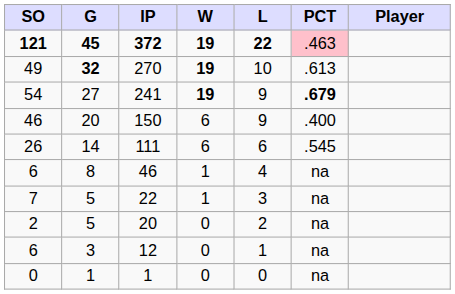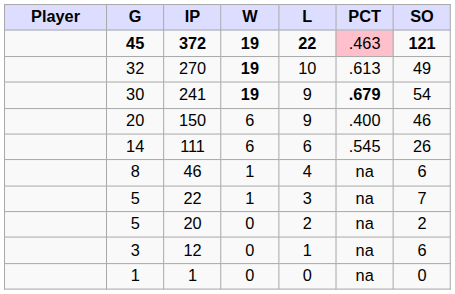columns swapped: (400, 17) <-> (33, 17)
(91, 69) bold -> (135, 69) normal
(91, 95) 27 -> (135, 95) 30
